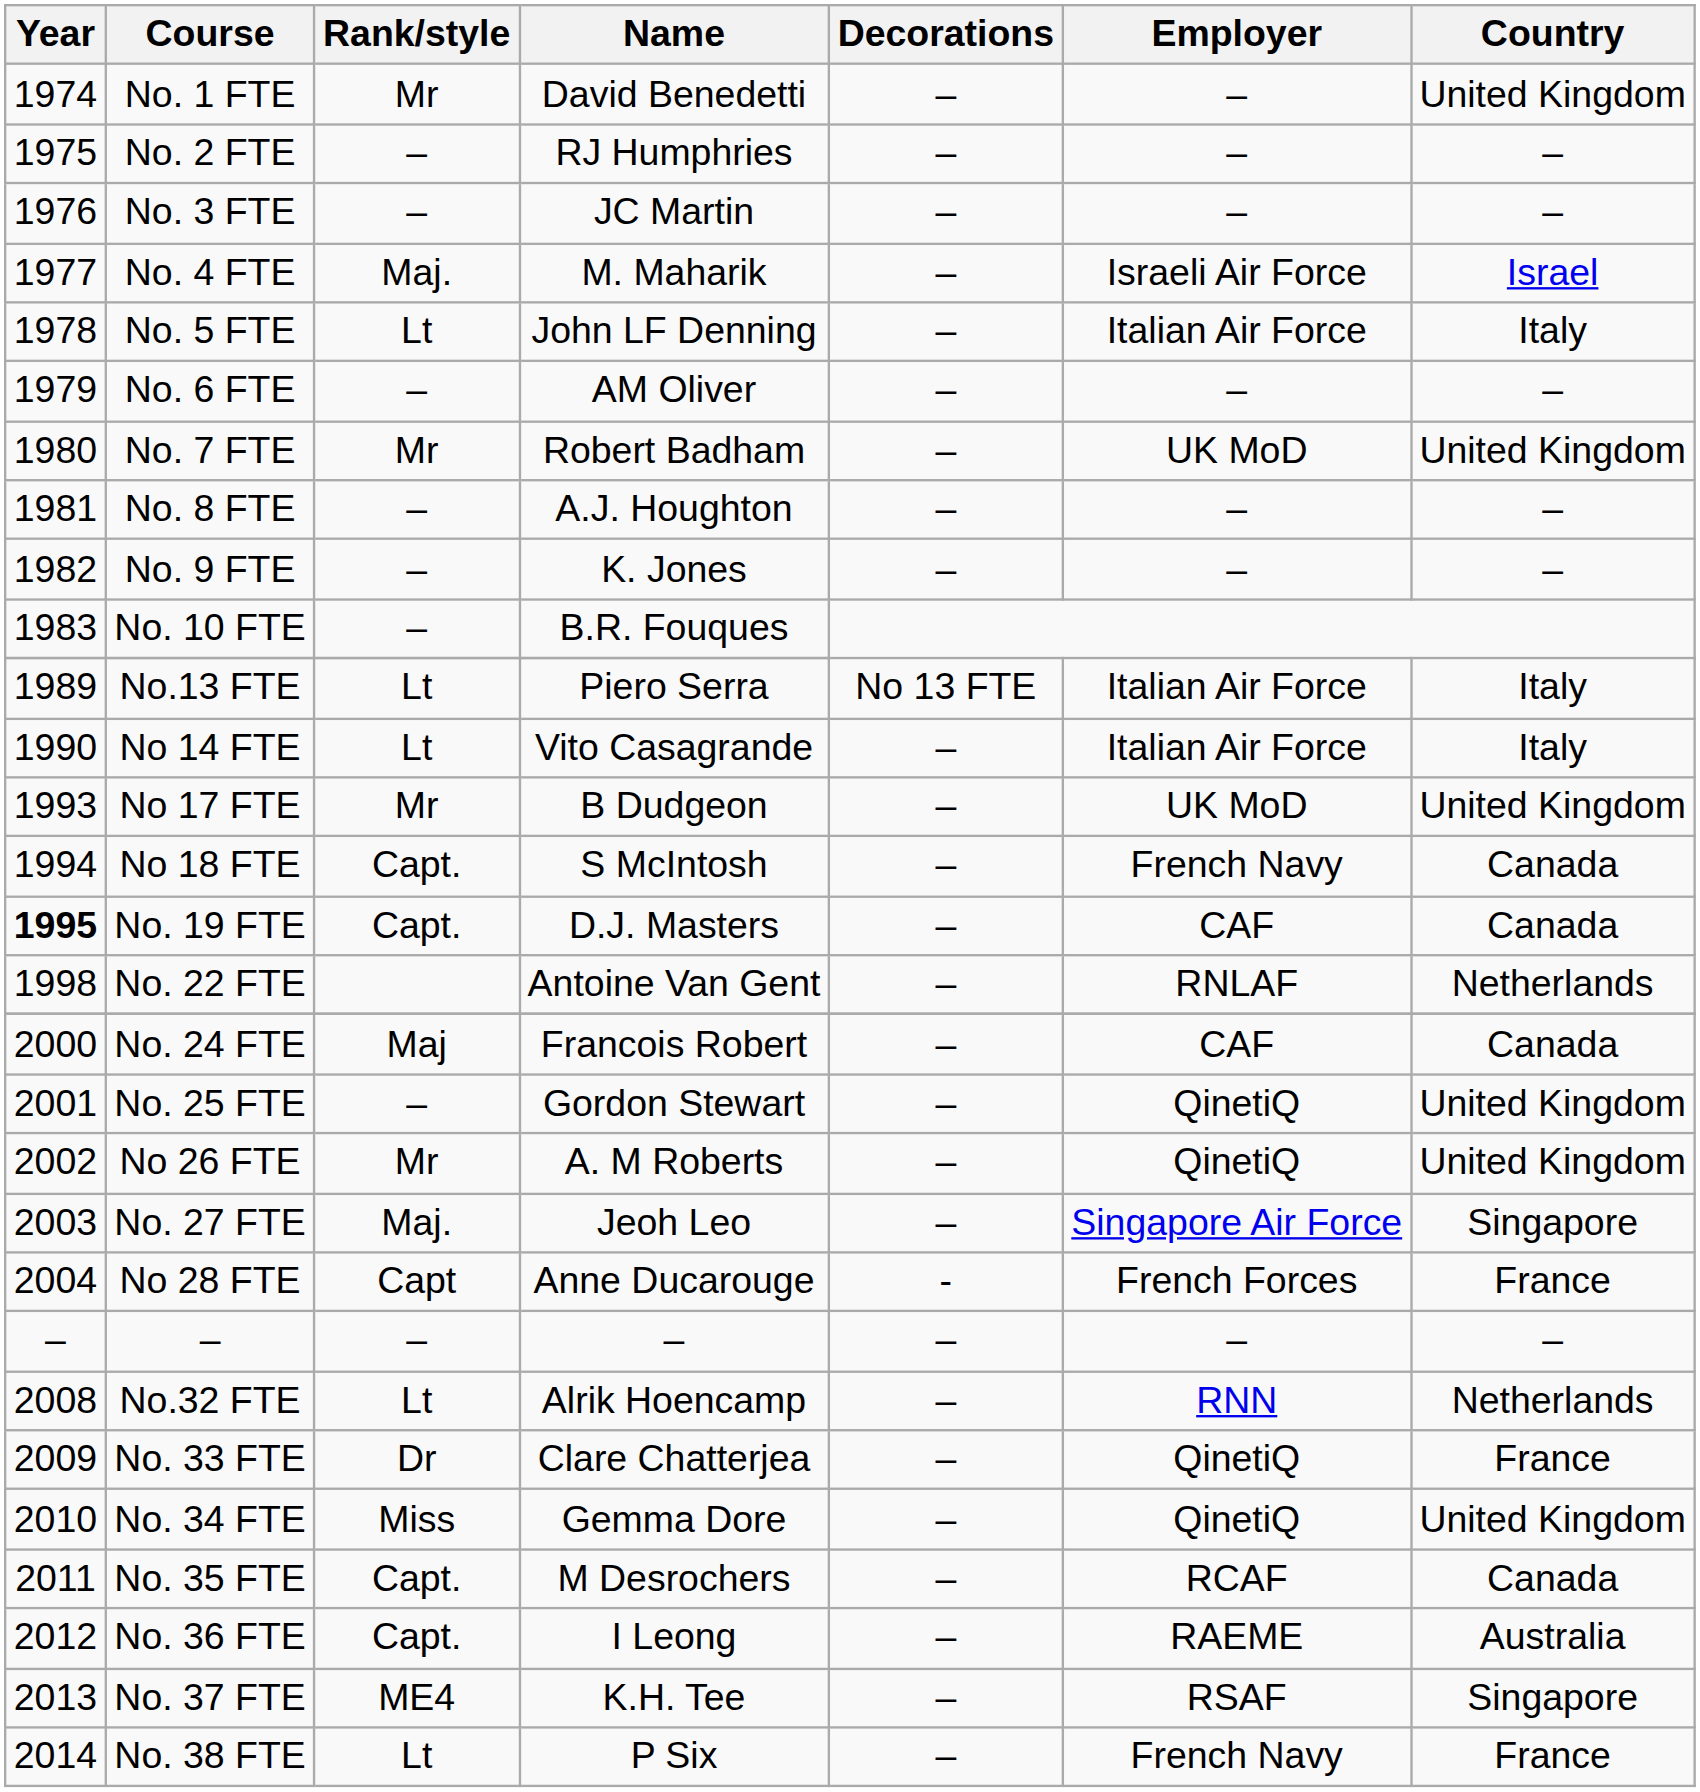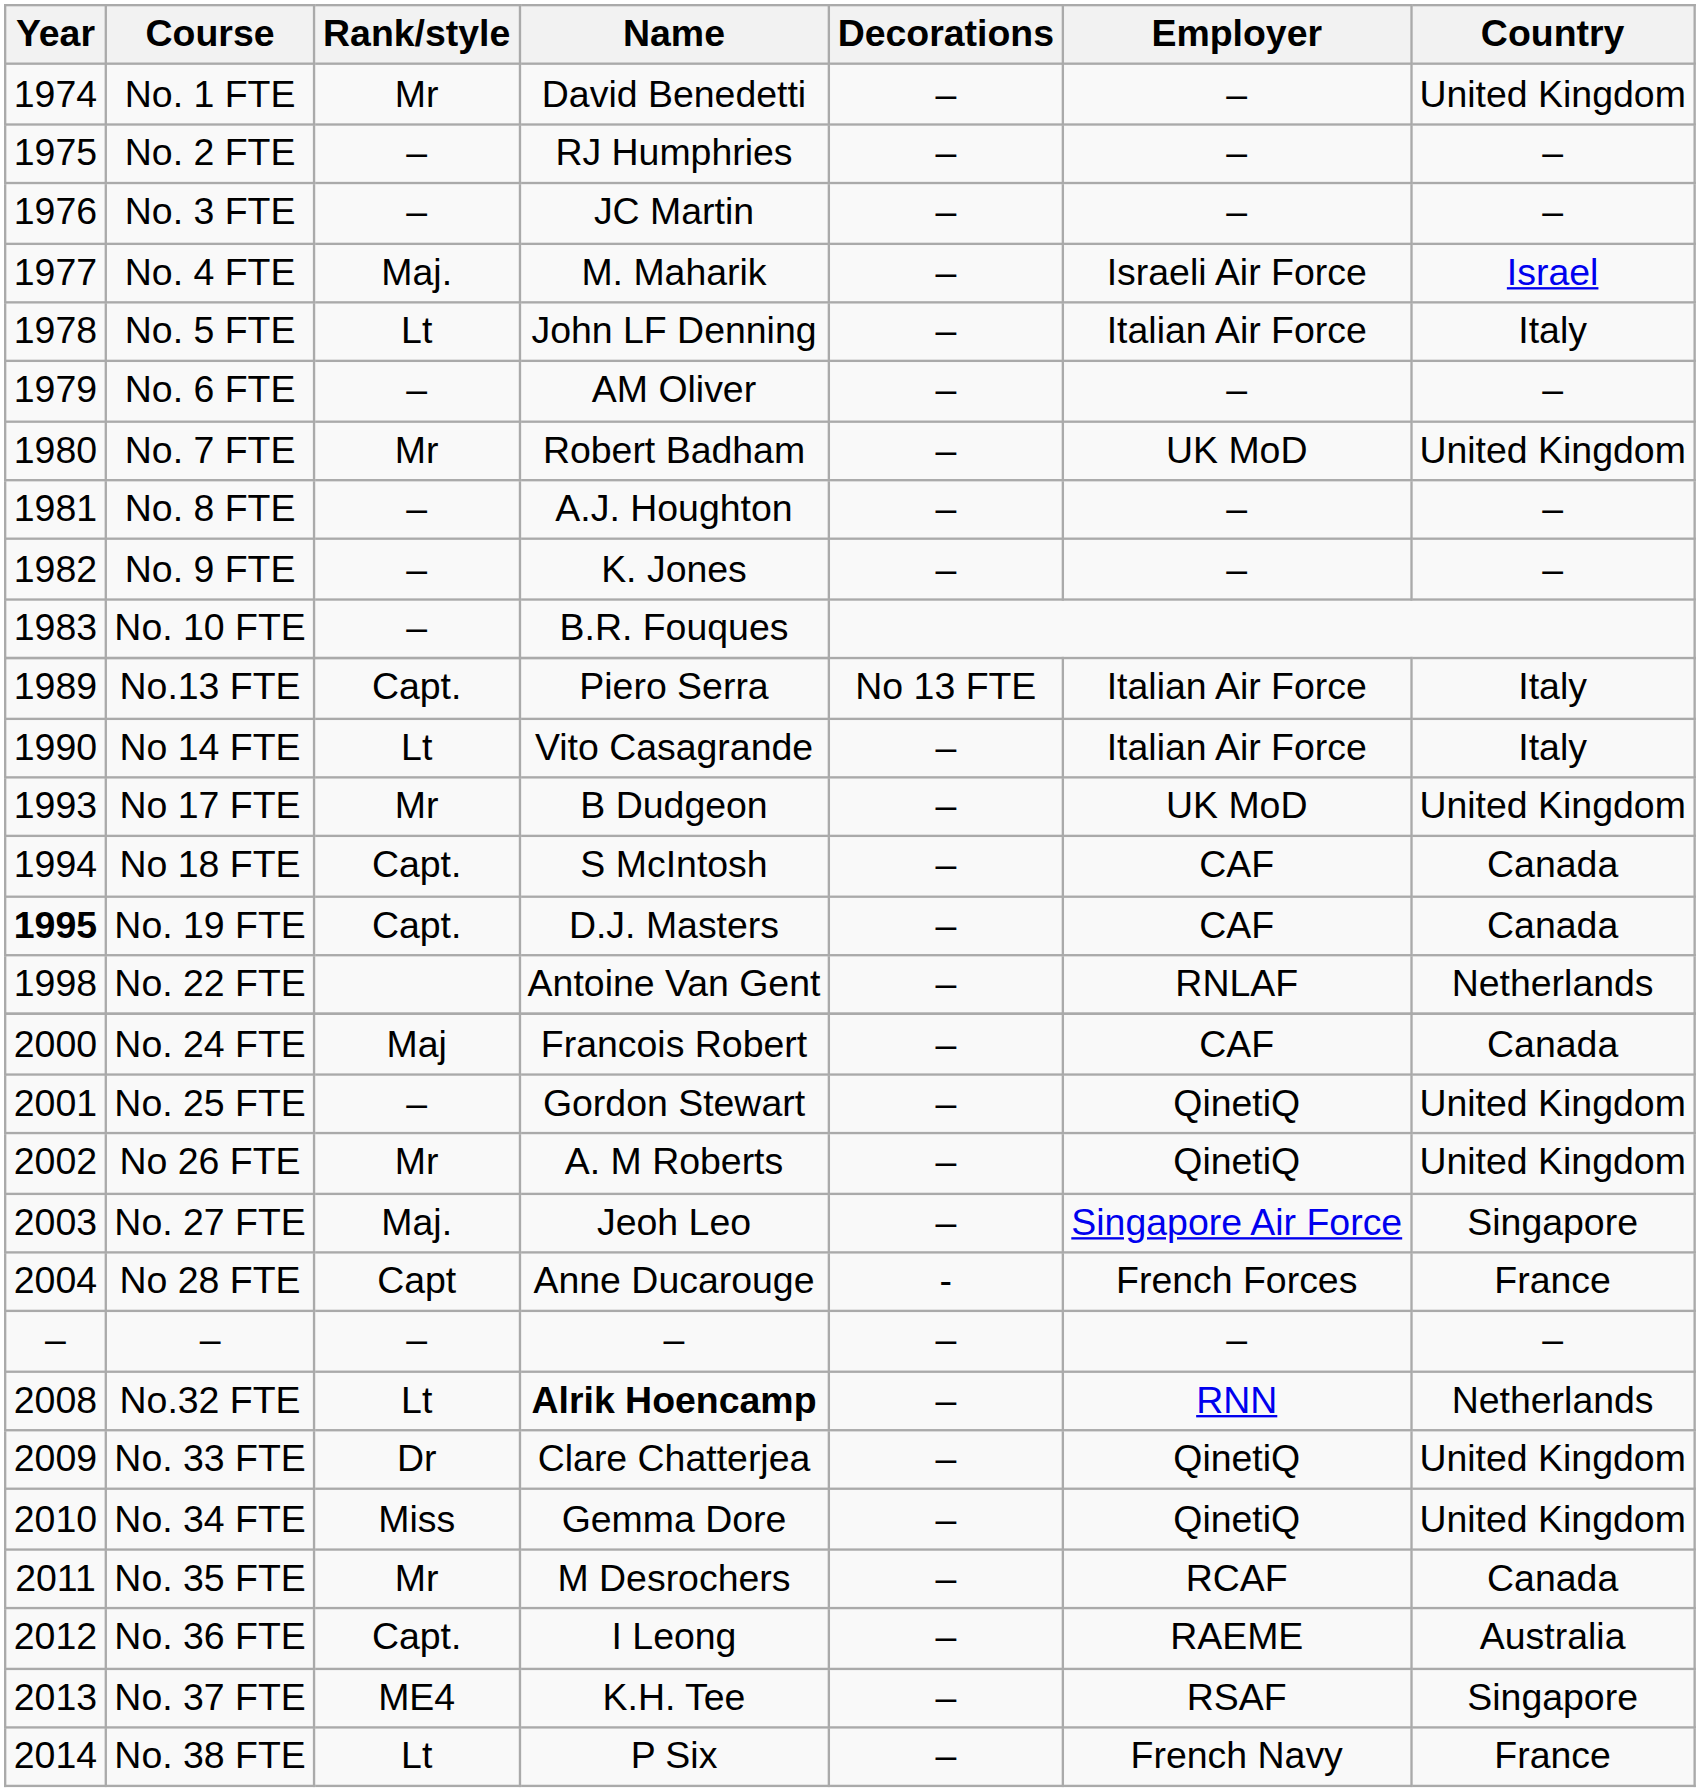(417, 687) Lt -> (417, 687) Capt.
(1237, 865) French Navy -> (1237, 865) CAF
(674, 1399) normal -> (674, 1399) bold
(1553, 1459) France -> (1553, 1459) United Kingdom
(417, 1578) Capt. -> (417, 1578) Mr
